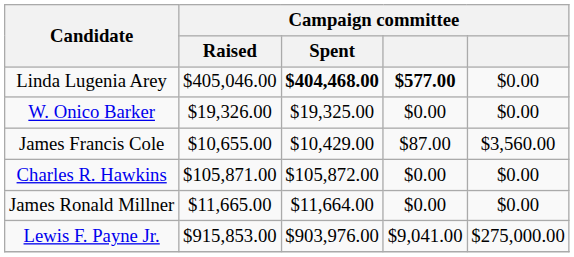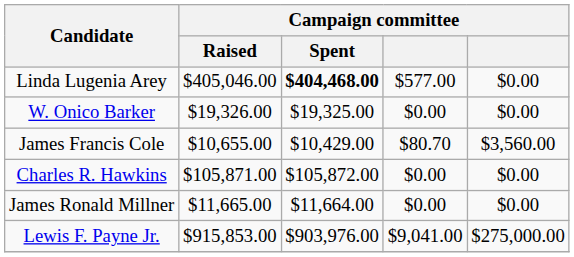(425, 82) bold -> (425, 82) normal
(425, 143) $87.00 -> (425, 143) $80.70
